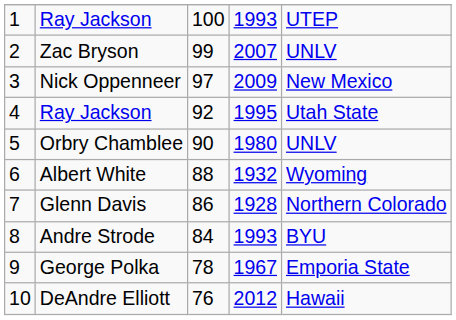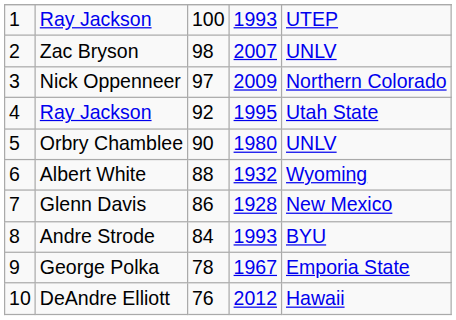(203, 50) 99 -> (203, 50) 98
(339, 81) New Mexico -> (366, 81) Northern Colorado
(366, 205) Northern Colorado -> (339, 205) New Mexico
